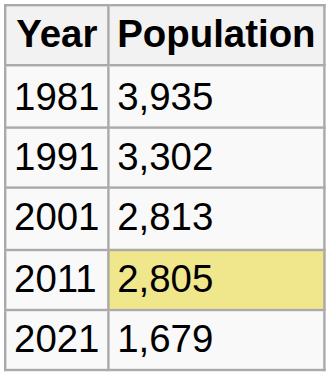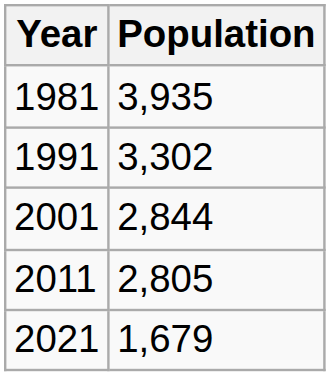(165, 217) 2,813 -> (165, 217) 2,844
(165, 278) khaki background -> (165, 278) no background
